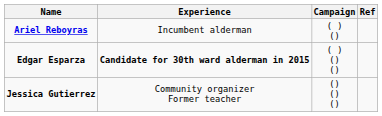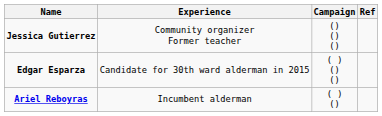rows swapped: (51, 31) <-> (51, 94)
(205, 60) bold -> (205, 70) normal
